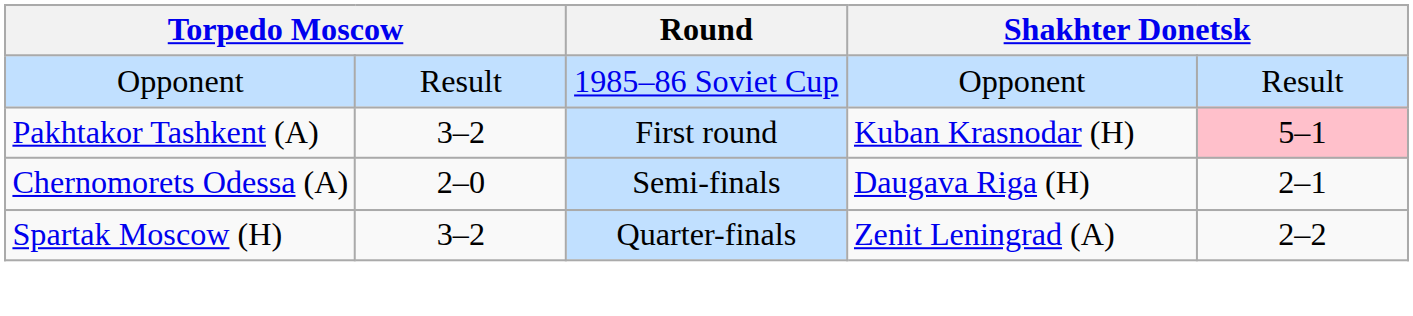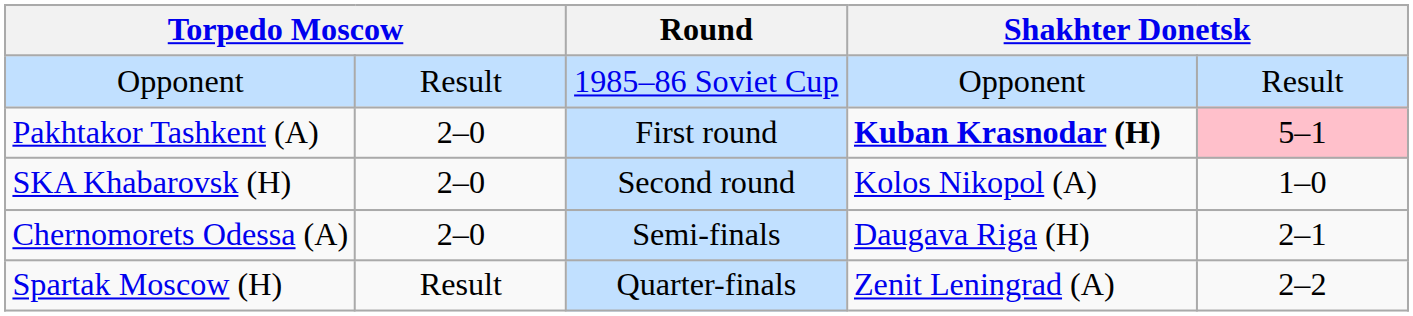(461, 132) 3–2 -> (461, 132) 2–0
(994, 132) normal -> (1007, 132) bold
+ row: (152, 183)
(461, 234) 3–2 -> (461, 285) Result
